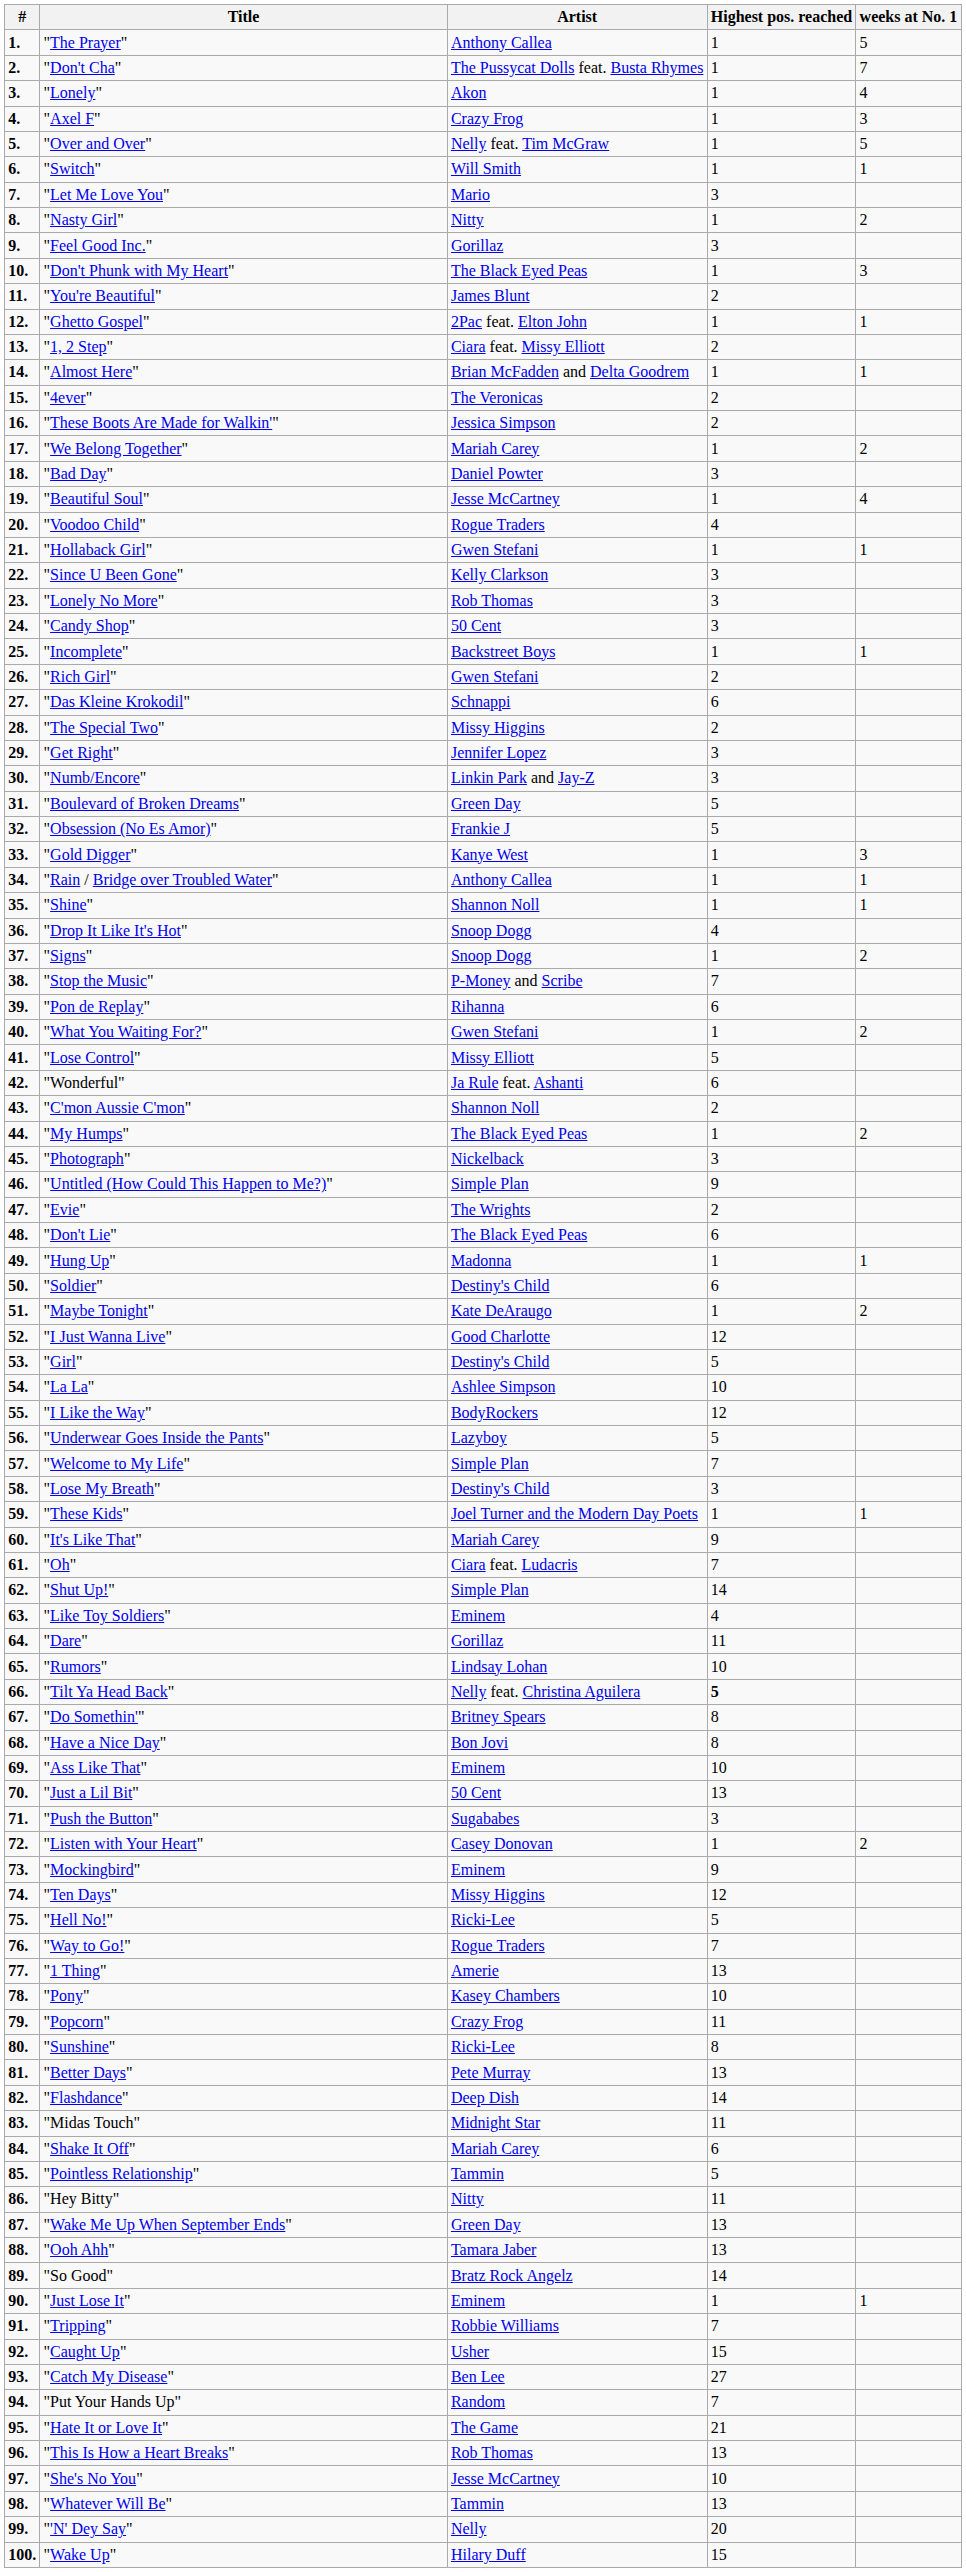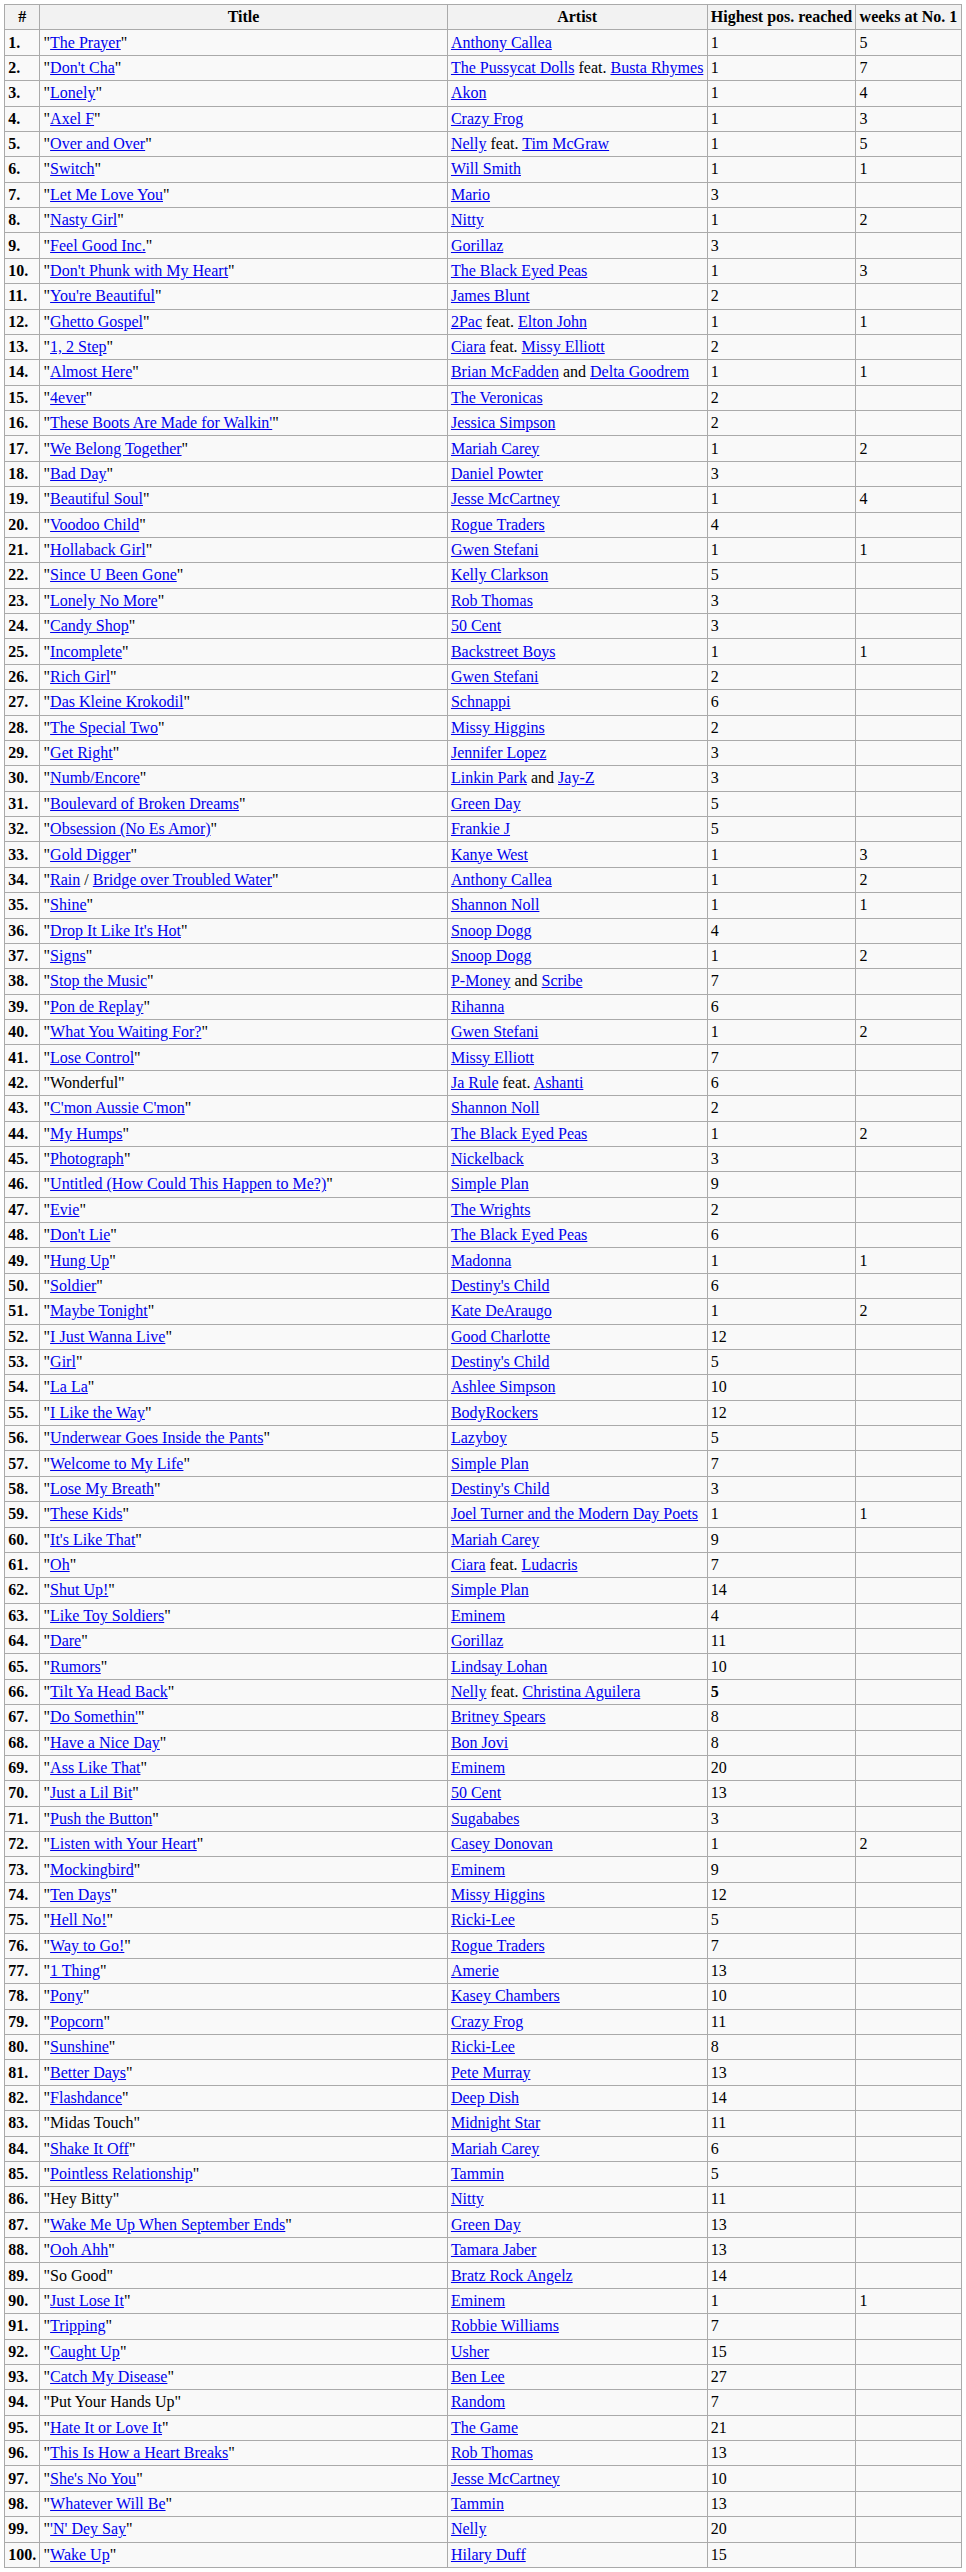(715, 575) 3 -> (715, 575) 5
(864, 879) 1 -> (864, 879) 2
(715, 1057) 5 -> (715, 1057) 7
(719, 1768) 10 -> (719, 1768) 20
